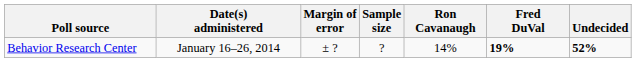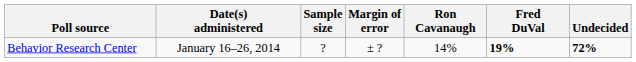columns swapped: (382, 21) <-> (330, 21)
(585, 47) 52% -> (585, 47) 72%
